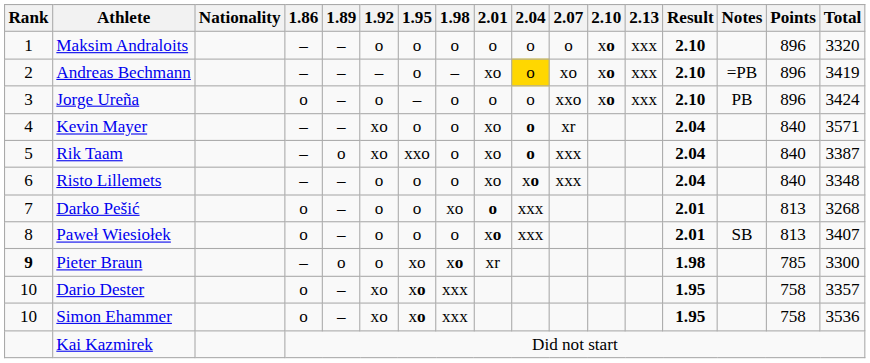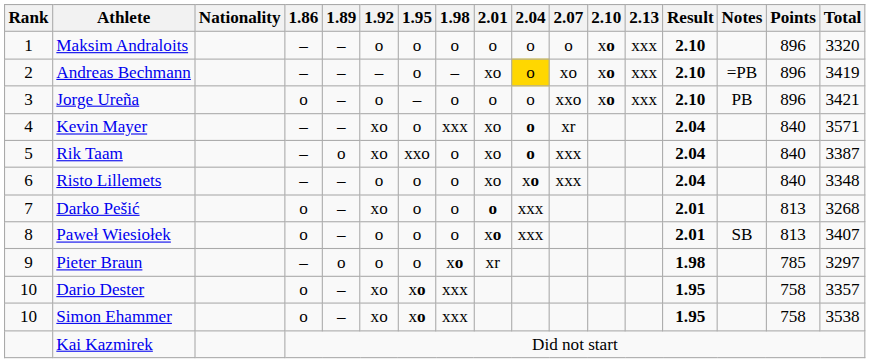(843, 99) 3424 -> (843, 99) 3421
(455, 126) o -> (455, 126) xxx
(379, 208) o -> (379, 208) xo
(455, 208) xo -> (455, 208) o
(28, 262) bold -> (28, 262) normal
(417, 262) xo -> (417, 262) o
(843, 262) 3300 -> (843, 262) 3297
(843, 316) 3536 -> (843, 316) 3538
